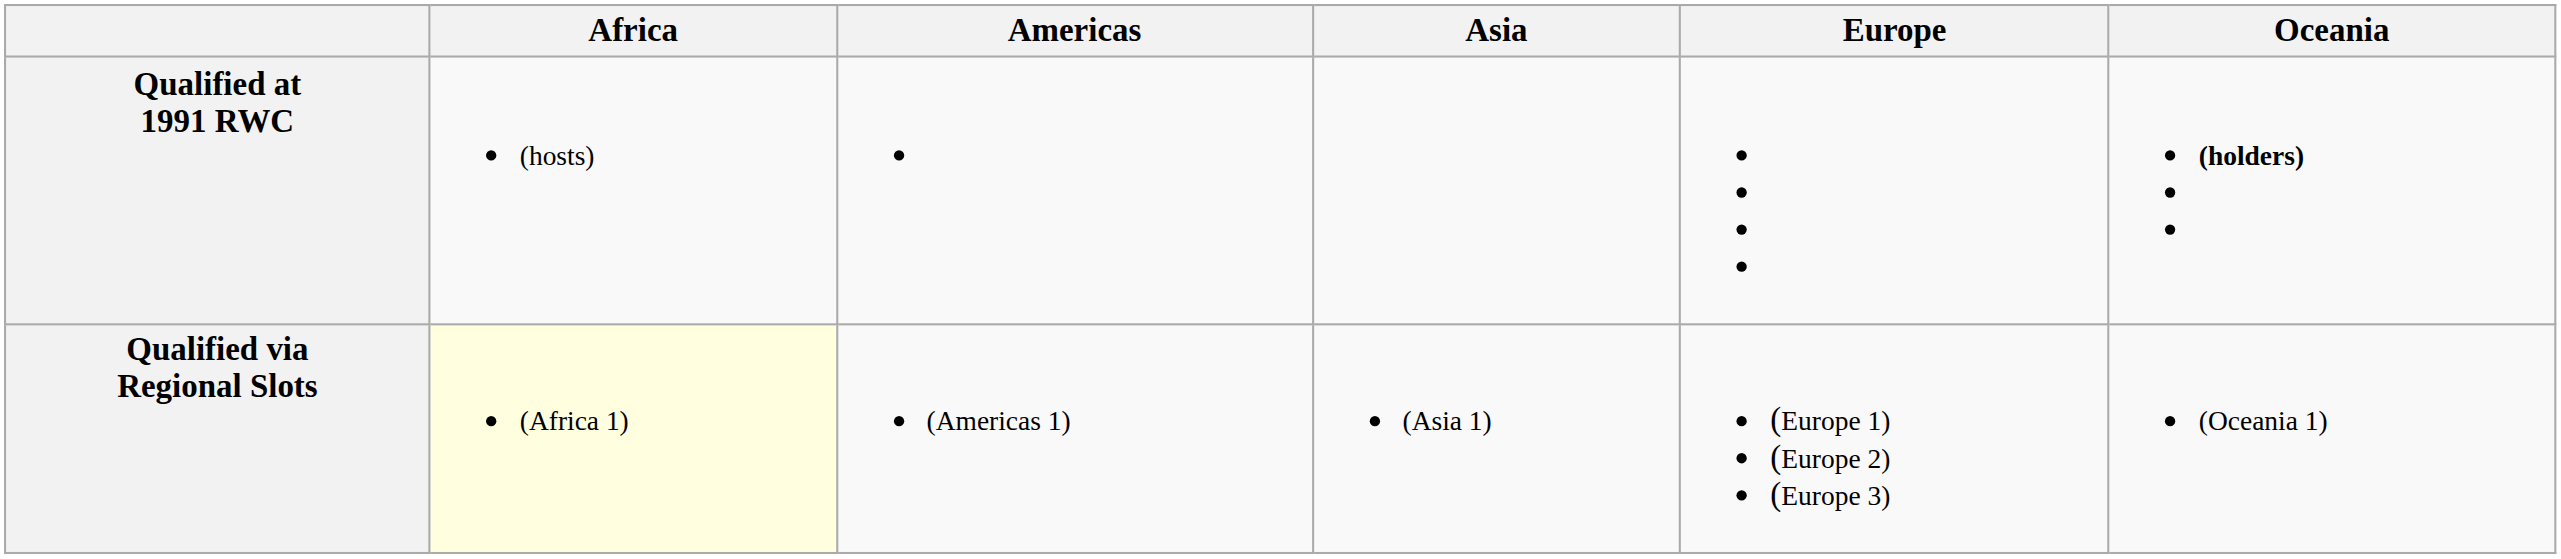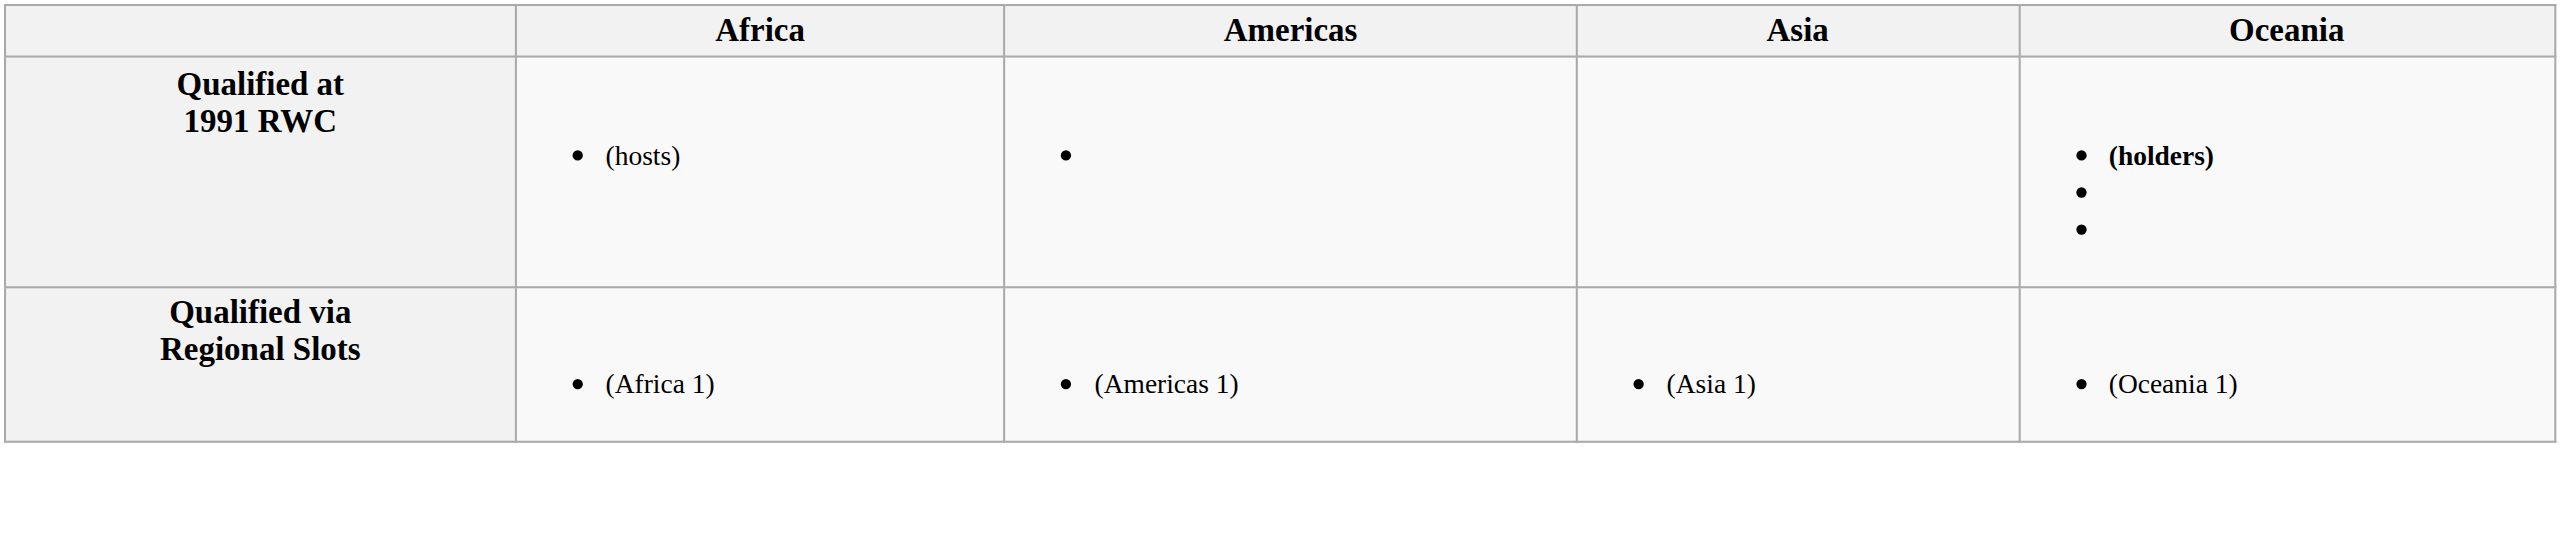- column: (1895, 30)
(633, 420) lightyellow background -> (760, 383) no background
